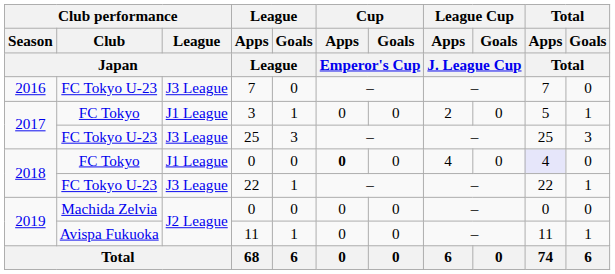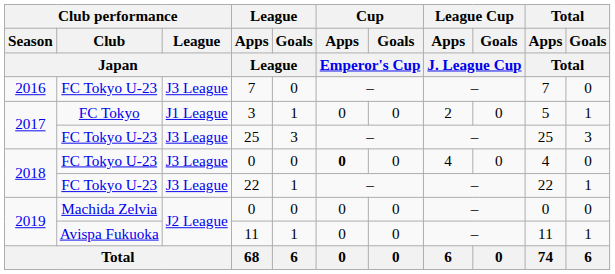(109, 161) FC Tokyo -> (109, 161) FC Tokyo U-23
(197, 161) J1 League -> (197, 161) J3 League
(545, 161) lavender background -> (545, 161) no background
